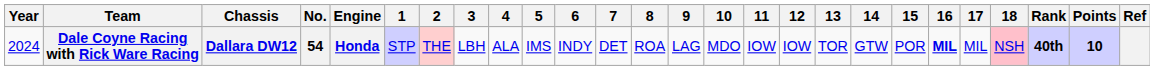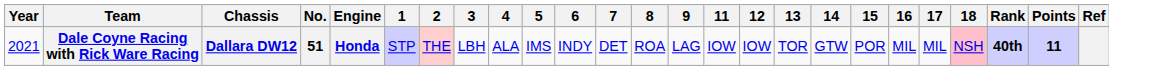- column: (724, 15)
(24, 46) 2024 -> (24, 46) 2021
(315, 46) 54 -> (315, 46) 51
(945, 46) bold -> (904, 46) normal
(1095, 46) 10 -> (1054, 46) 11
